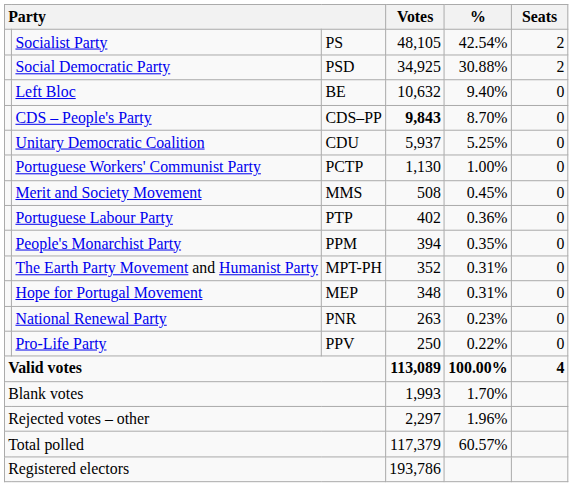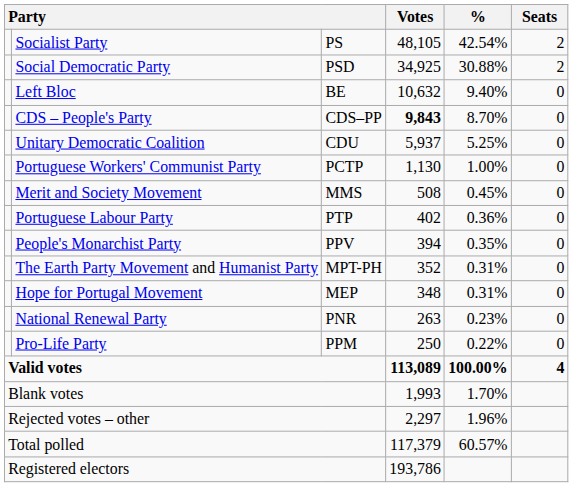(341, 243) PPM -> (340, 243) PPV
(340, 343) PPV -> (341, 343) PPM
